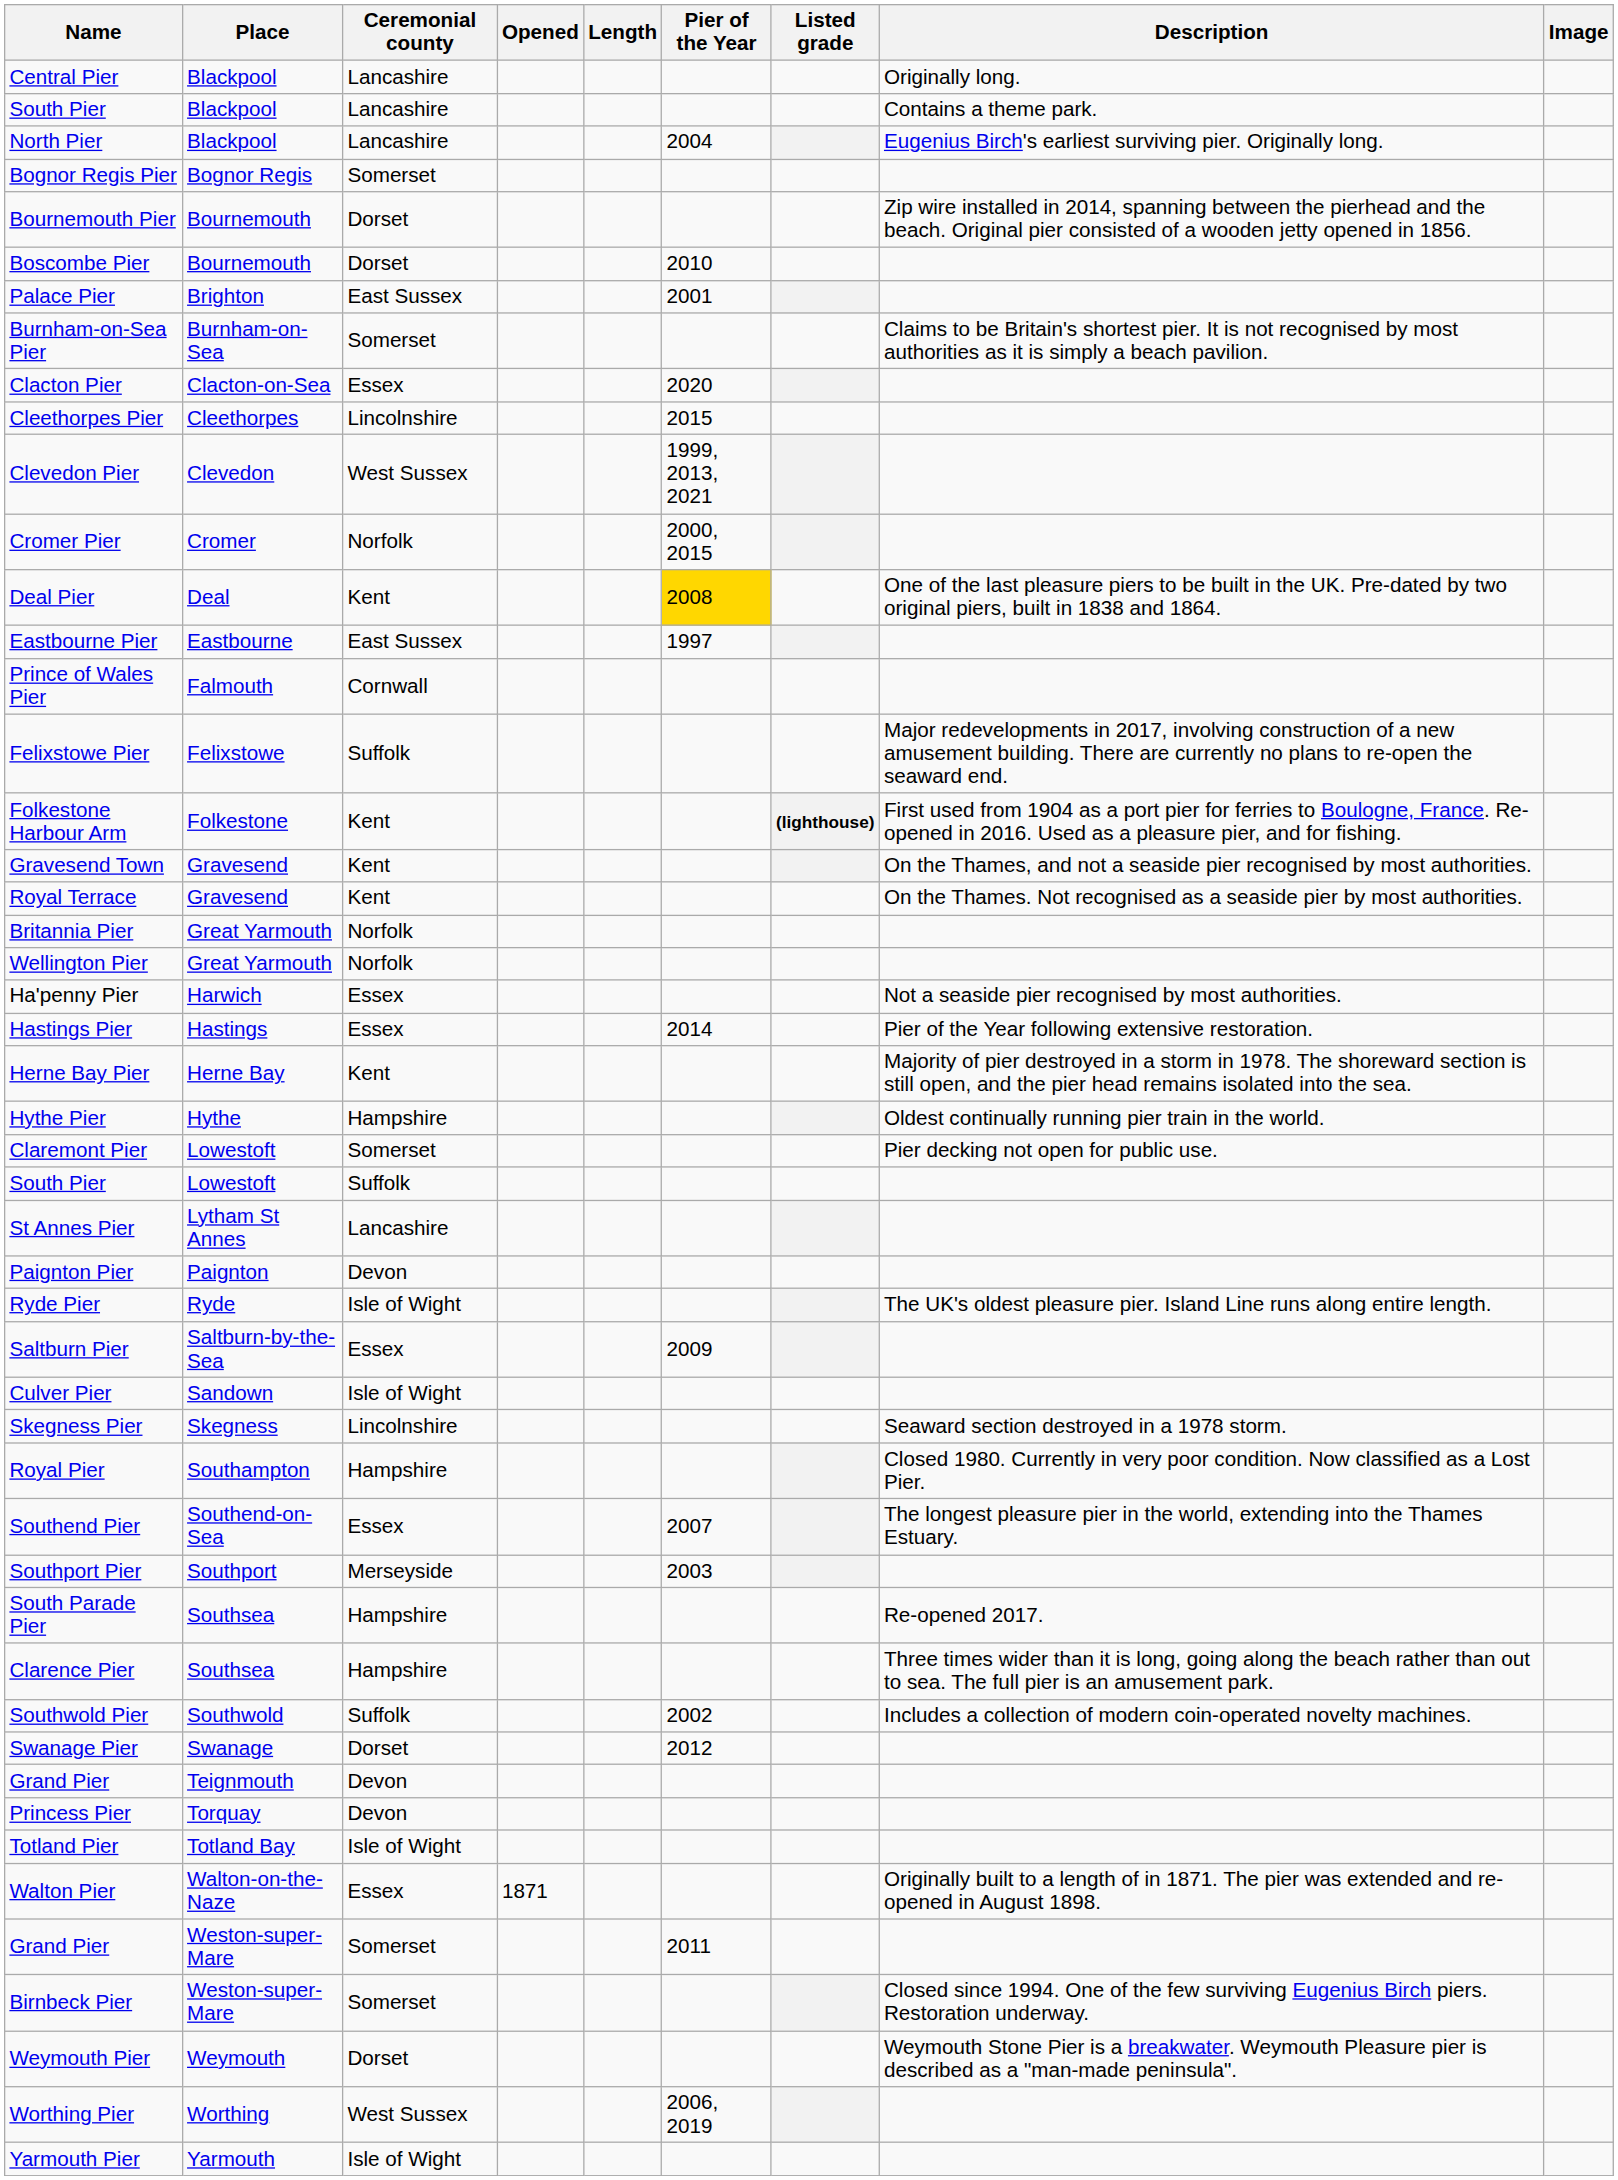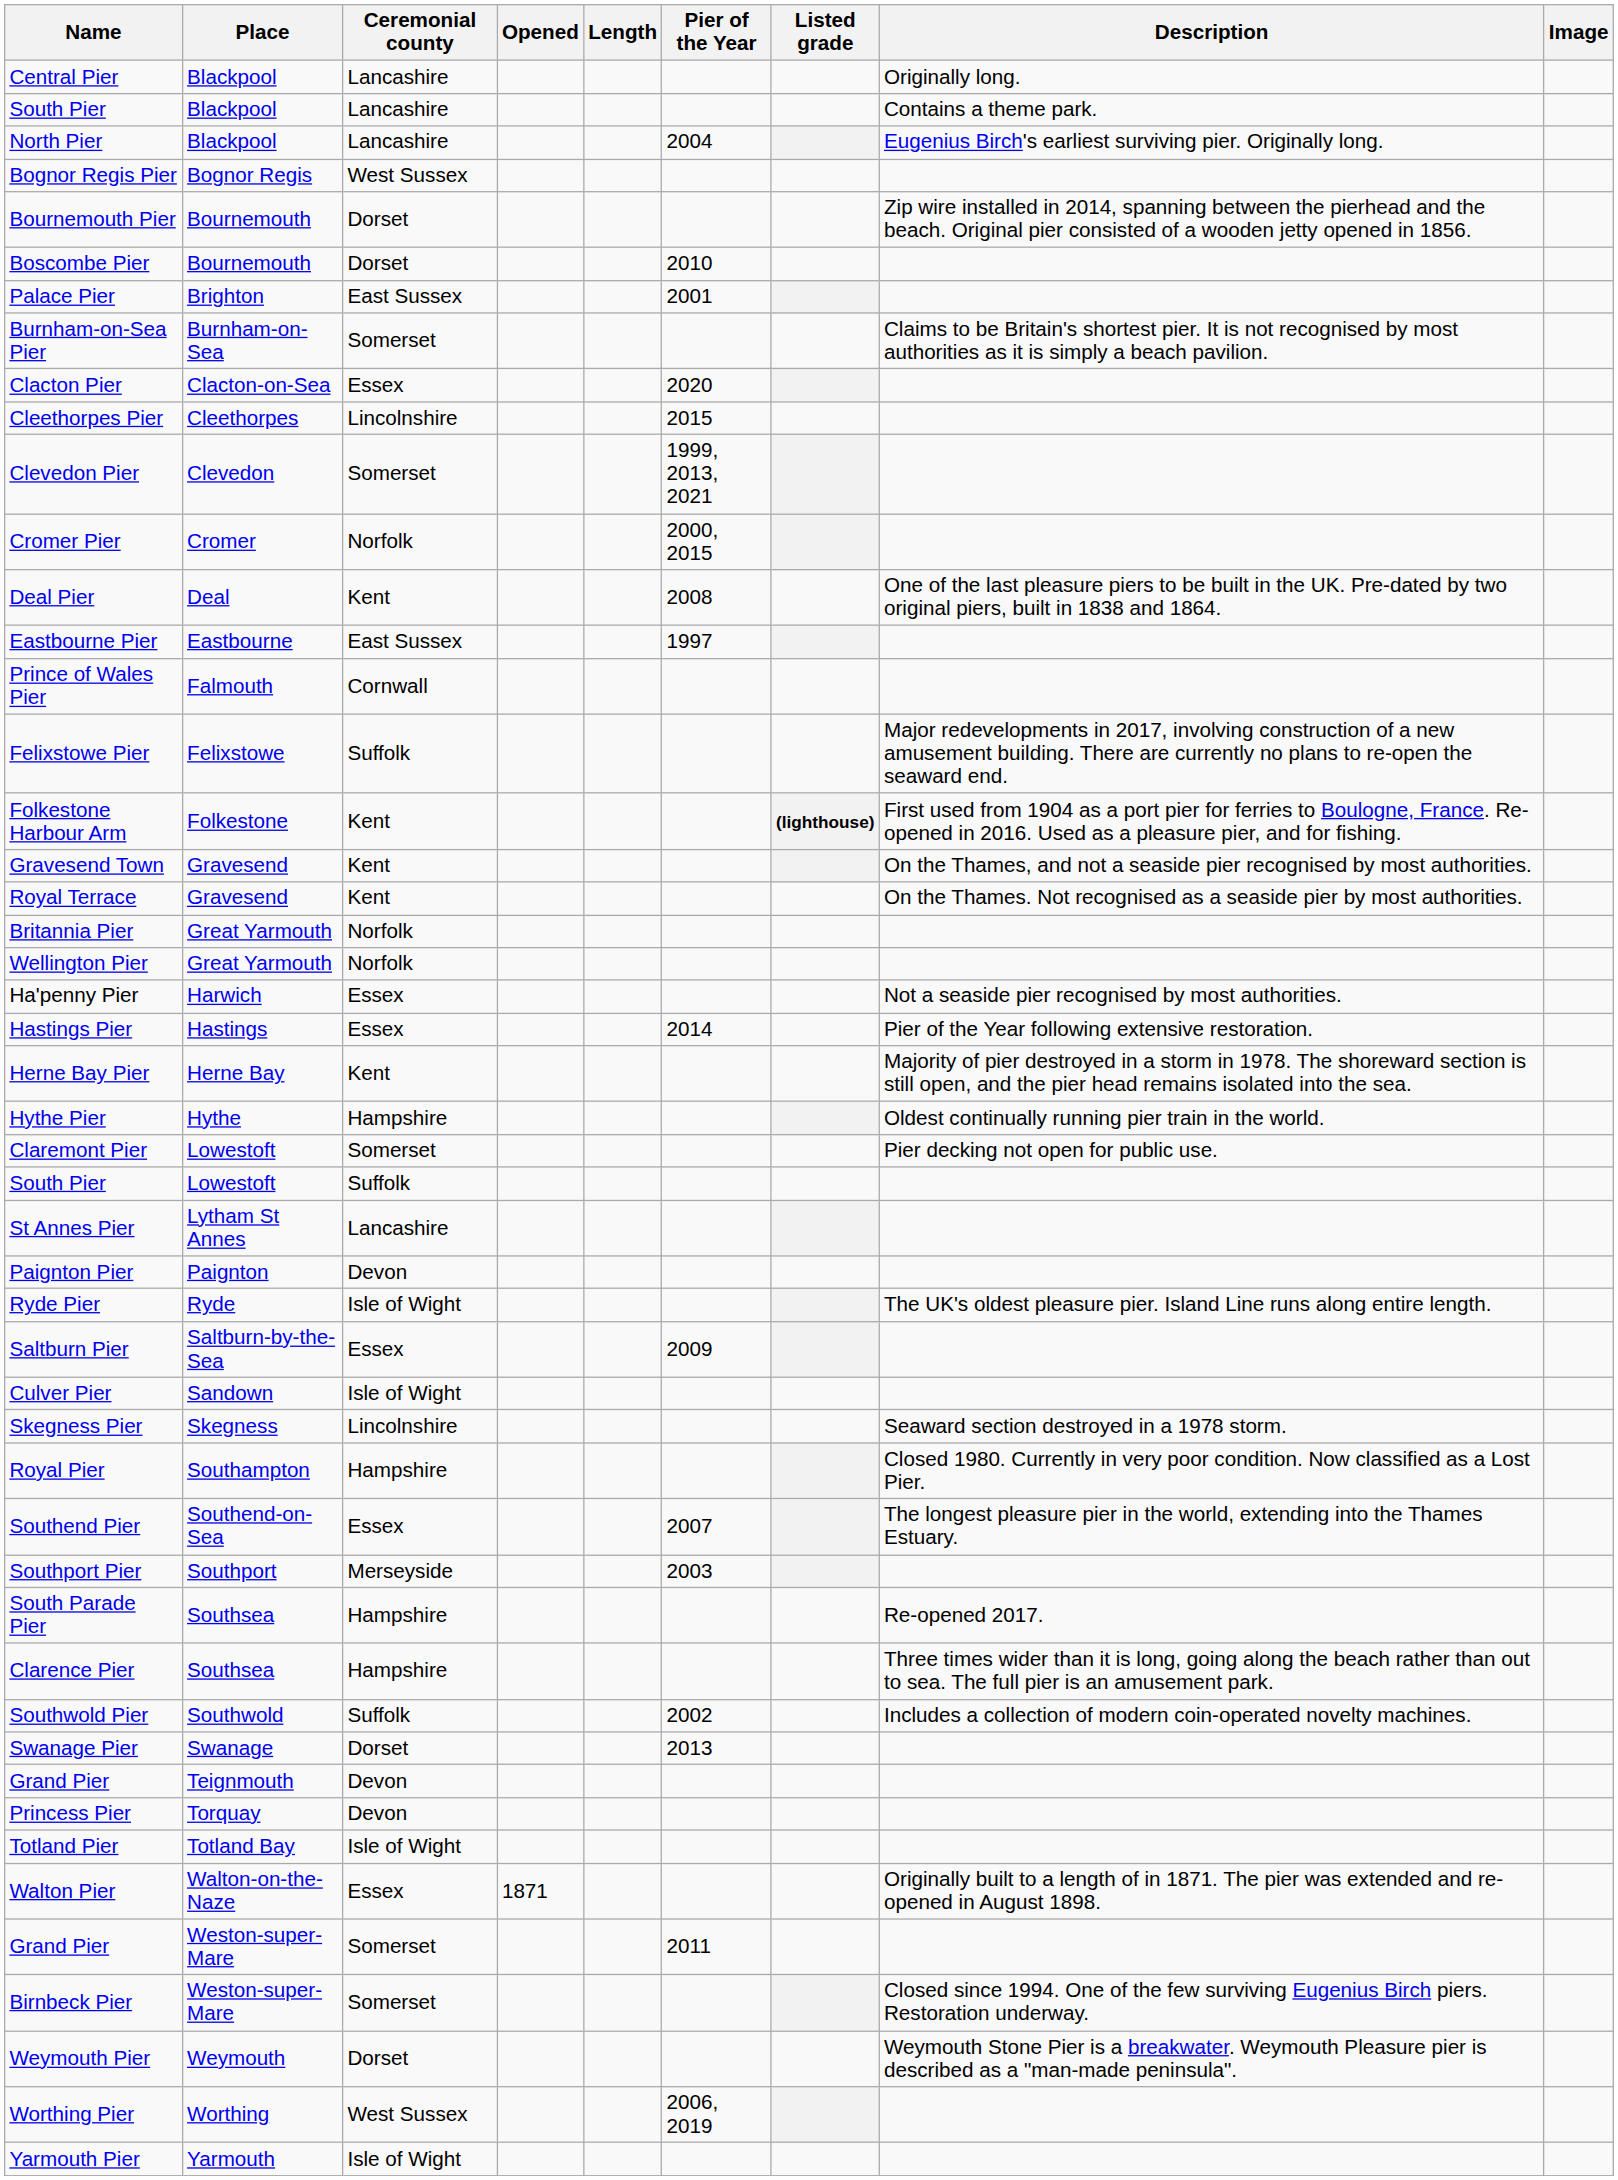(392, 175) Somerset -> (407, 175) West Sussex
(407, 473) West Sussex -> (392, 473) Somerset
(690, 597) gold background -> (690, 597) no background
(690, 1748) 2012 -> (690, 1748) 2013
